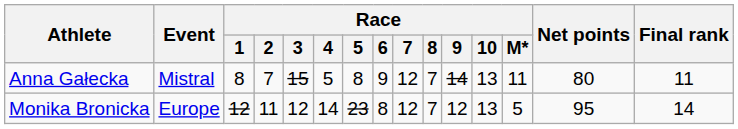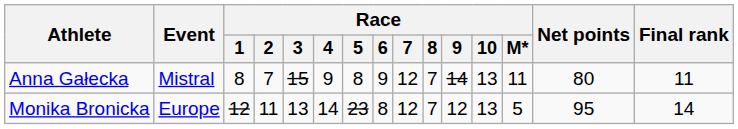(328, 78) 5 -> (328, 78) 9
(298, 108) 12 -> (298, 108) 13
